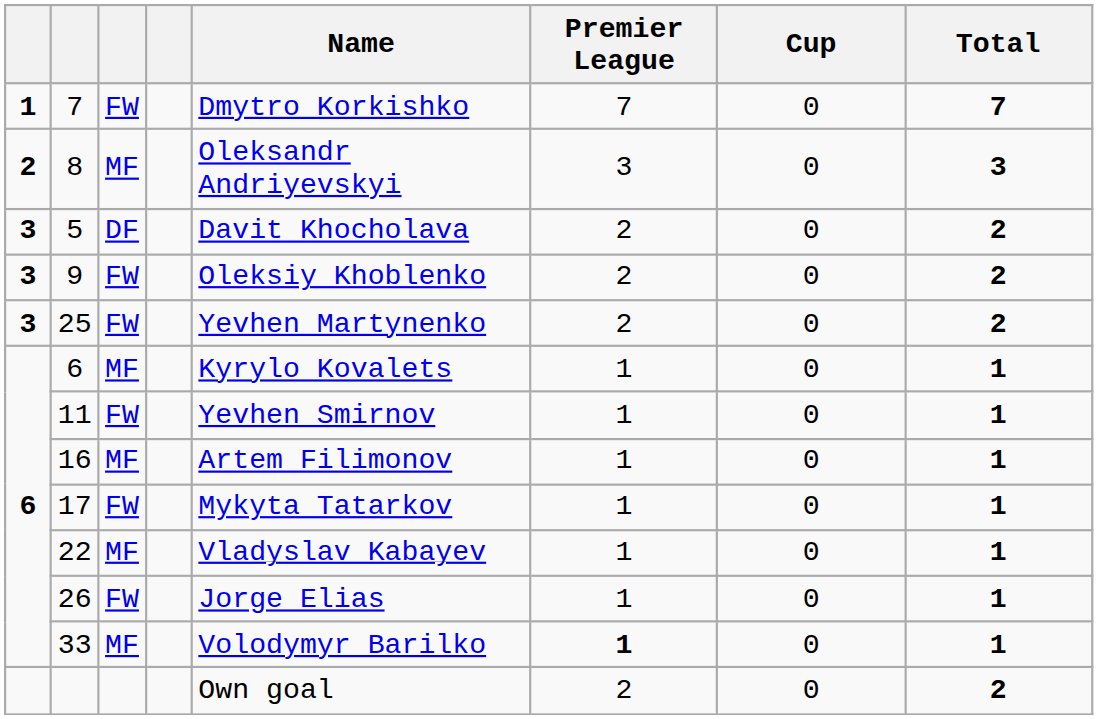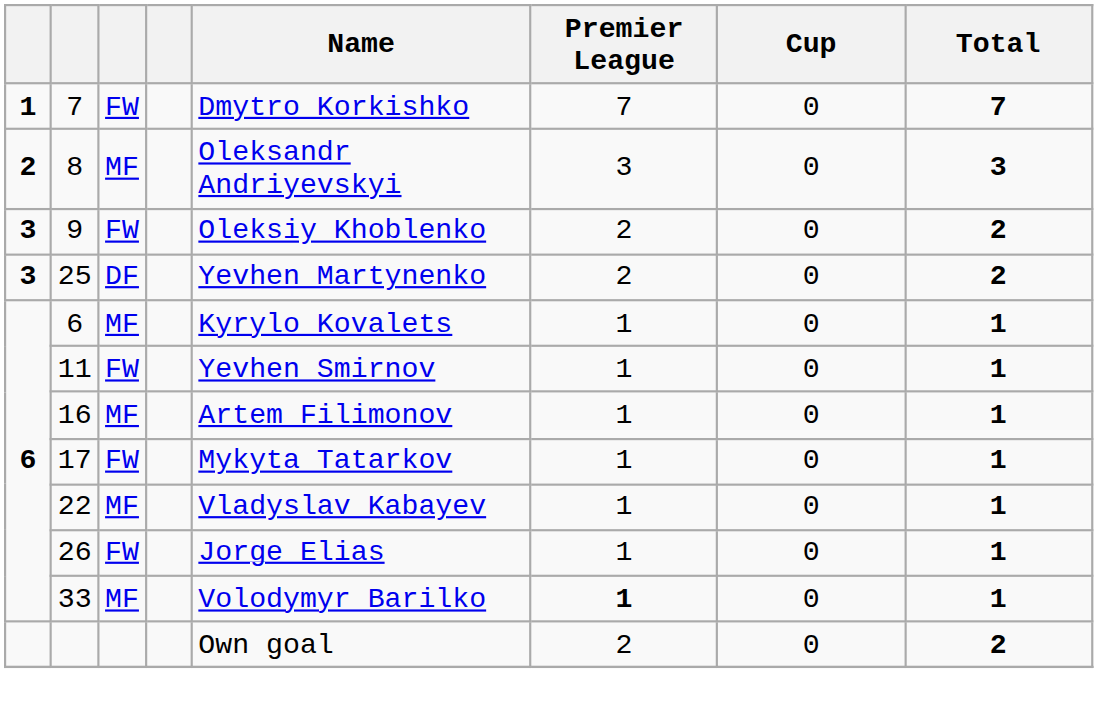- row: (28, 231)
(122, 323) FW -> (122, 277) DF
